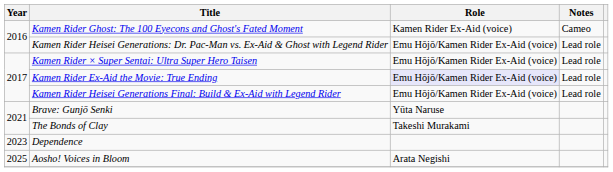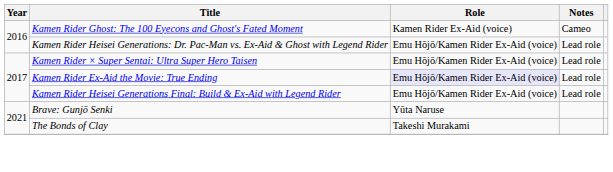- row: (57, 142)
- row: (81, 158)
